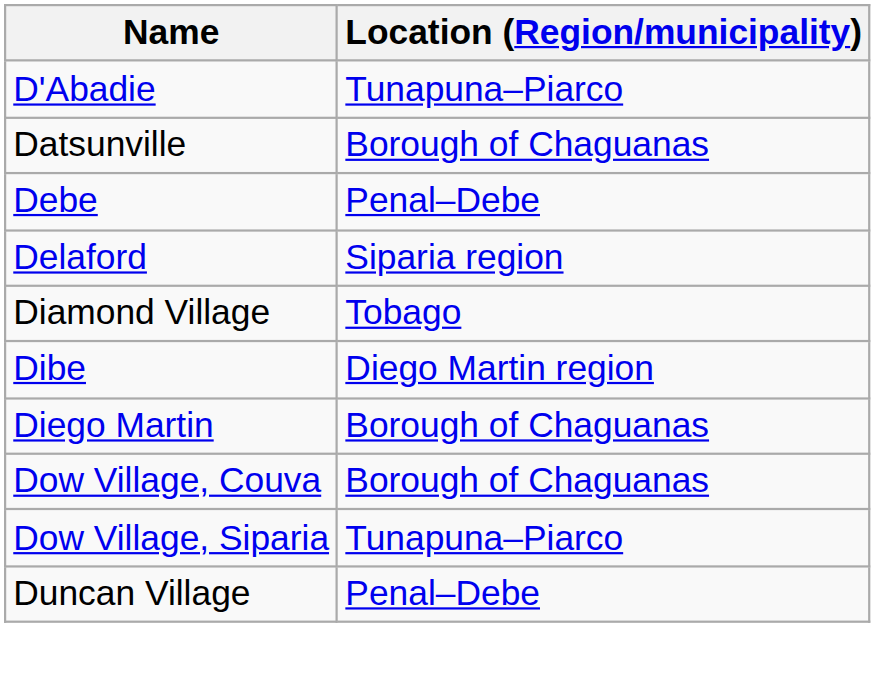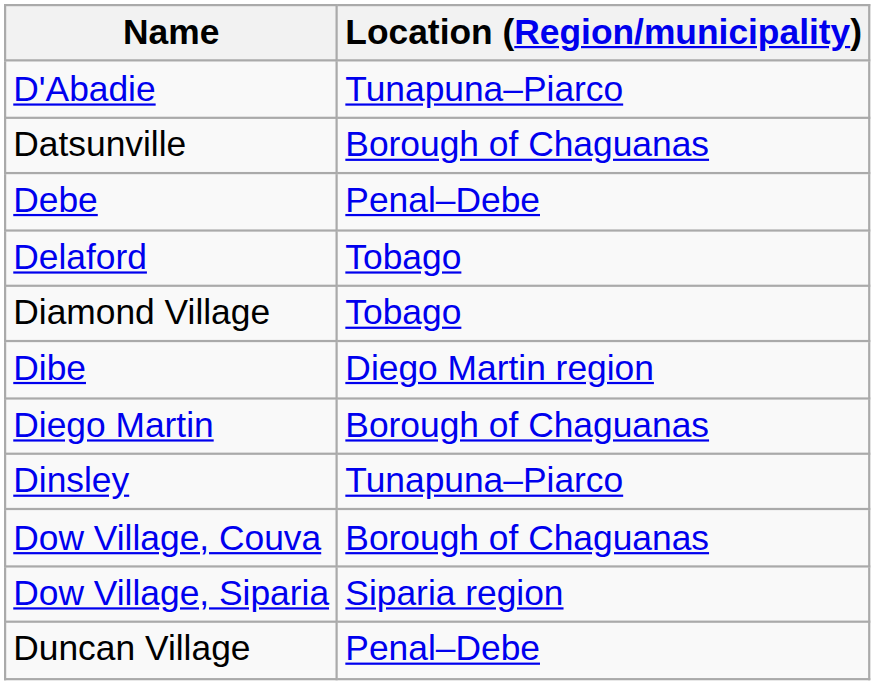(454, 256) Siparia region -> (403, 256) Tobago
+ row: (71, 481)
(484, 537) Tunapuna–Piarco -> (454, 593) Siparia region
